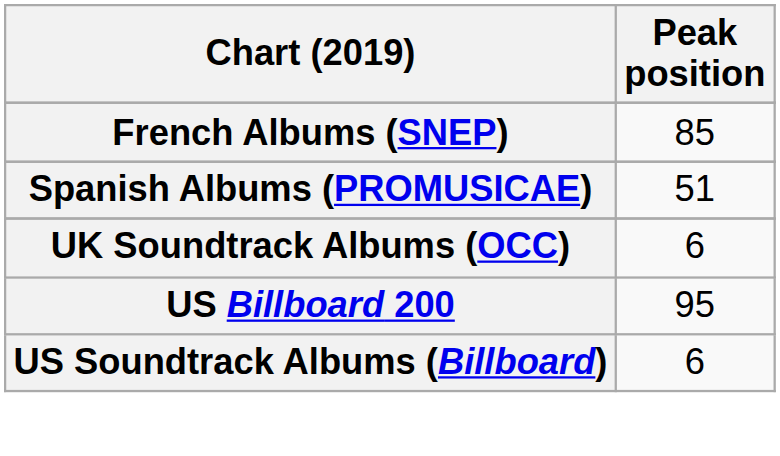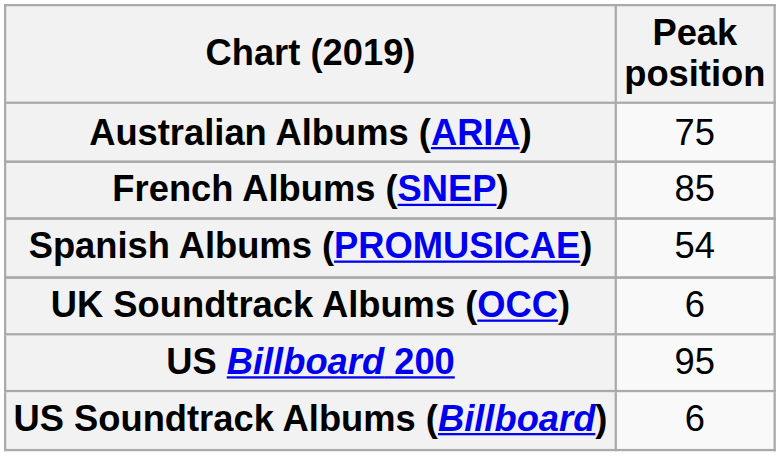+ row: (310, 131)
(695, 189) 51 -> (695, 246) 54
